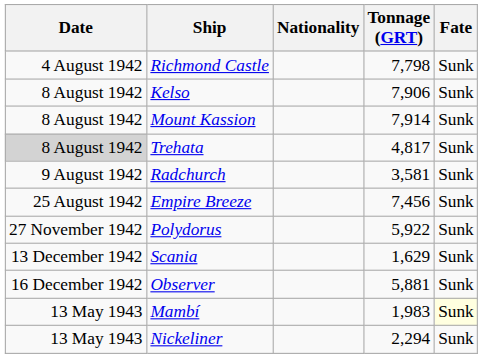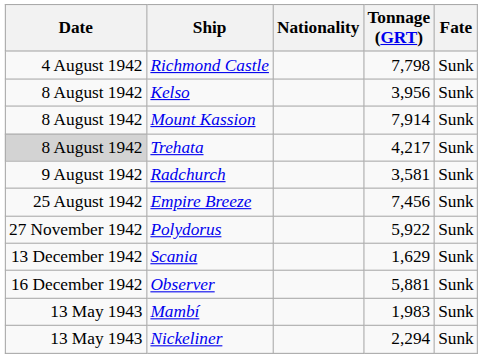(411, 92) 7,906 -> (411, 92) 3,956
(411, 147) 4,817 -> (411, 147) 4,217
(456, 311) lightyellow background -> (456, 311) no background
